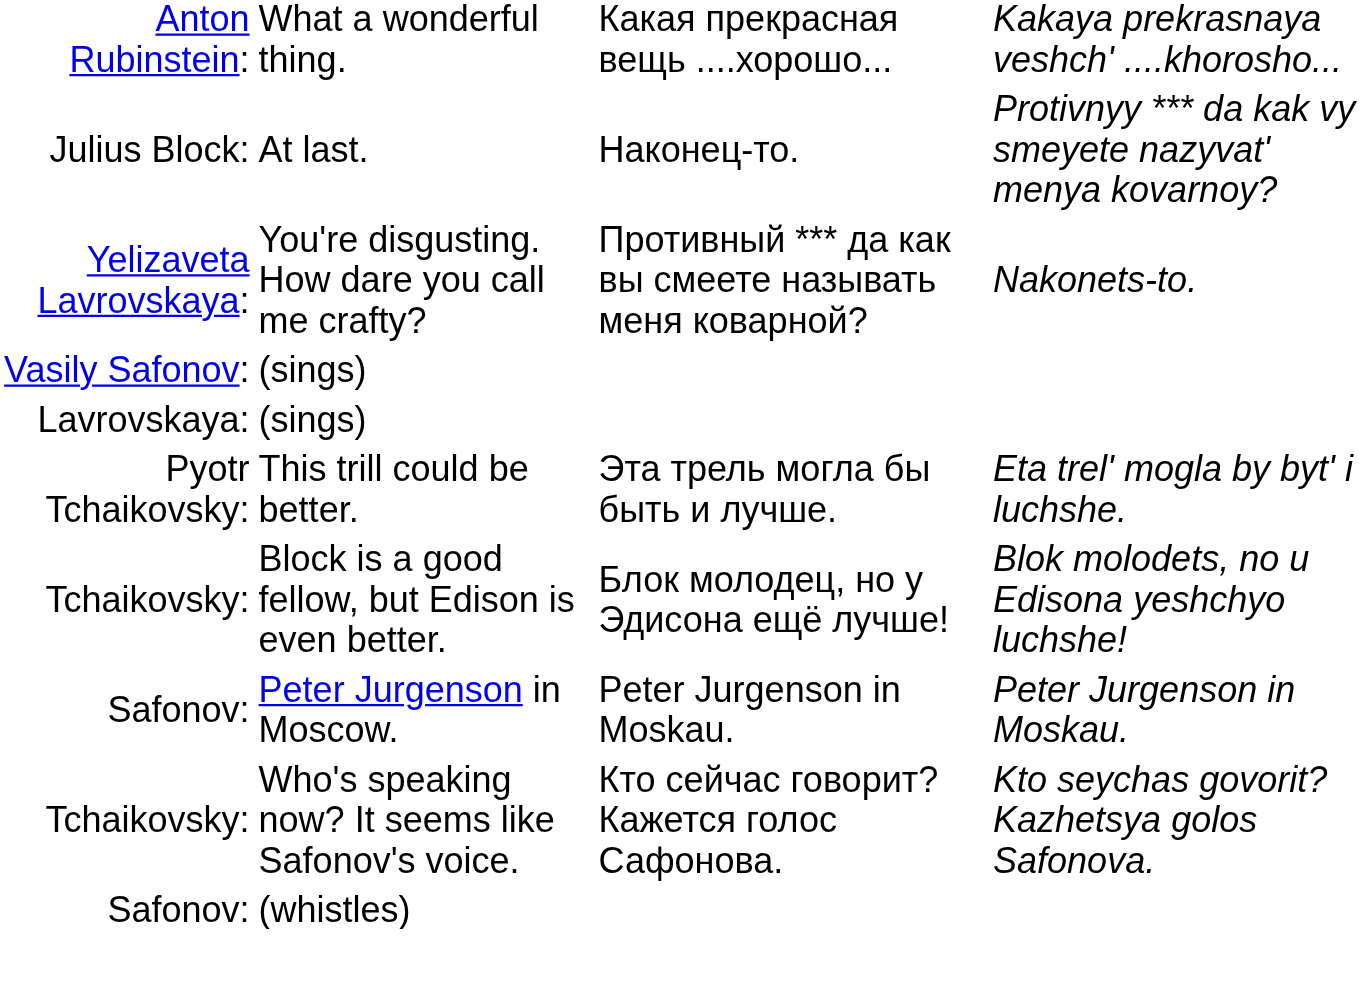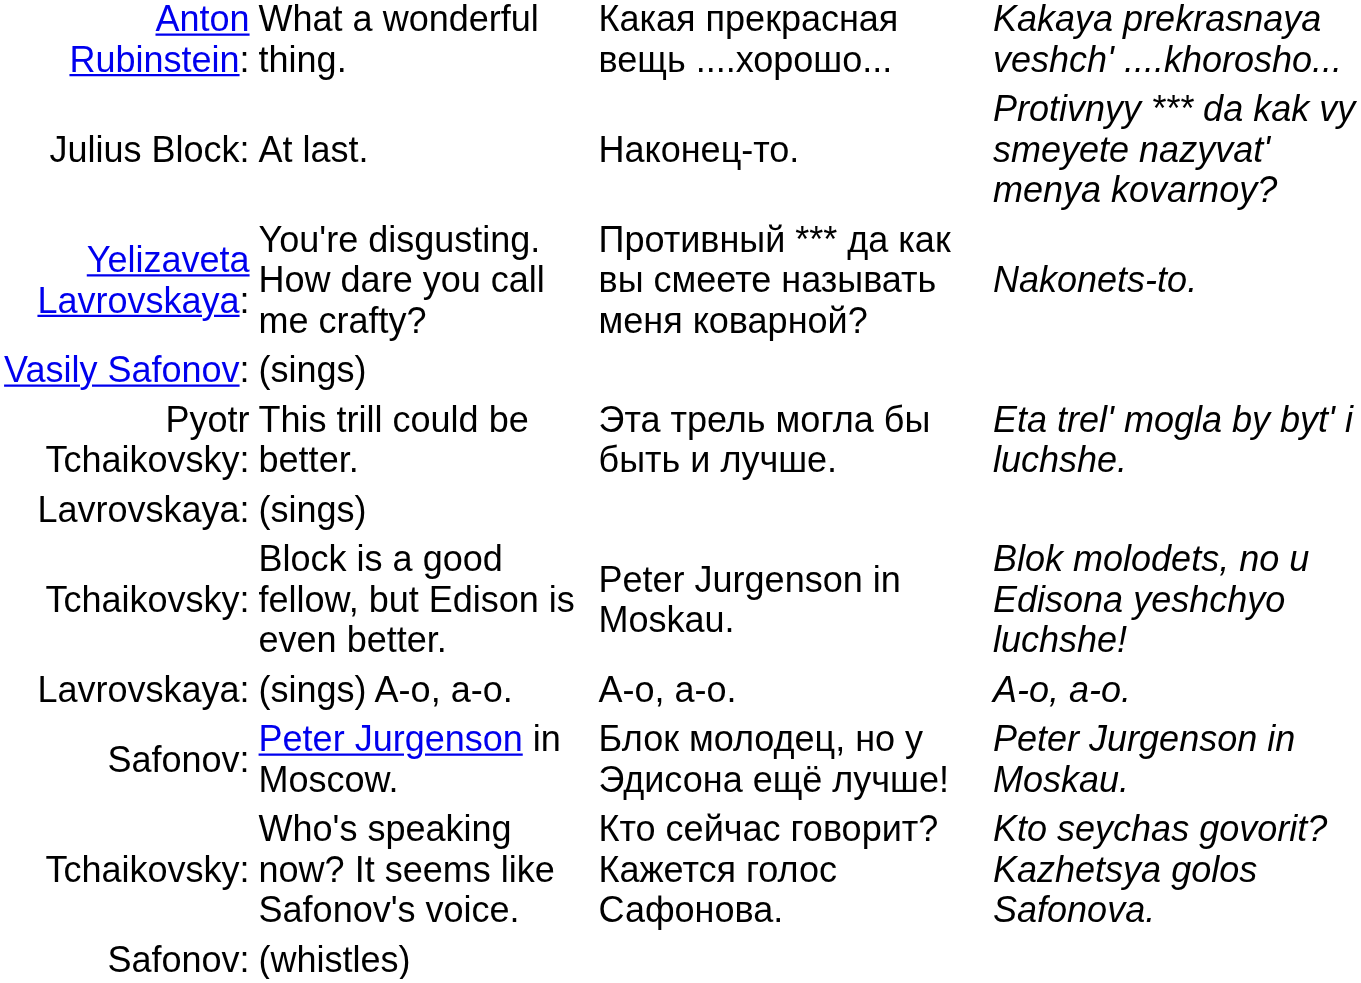rows swapped: (148, 489) <-> (144, 419)
(774, 599) Блок молодец, но у Эдисона ещё лучше! -> (750, 599) Peter Jurgenson in Moskau.
+ row: (144, 689)
(750, 710) Peter Jurgenson in Moskau. -> (774, 759) Блок молодец, но у Эдисона ещё лучше!
